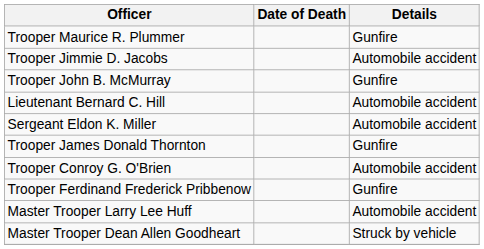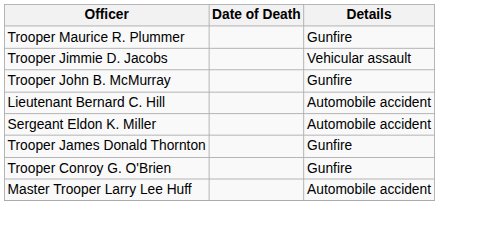(414, 59) Automobile accident -> (359, 59) Vehicular assault
(414, 168) Automobile accident -> (330, 168) Gunfire
- row: (129, 189)
- row: (124, 233)
